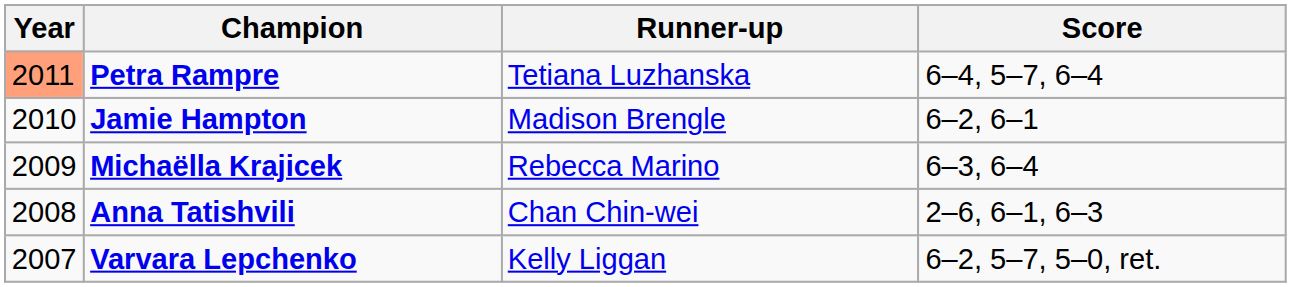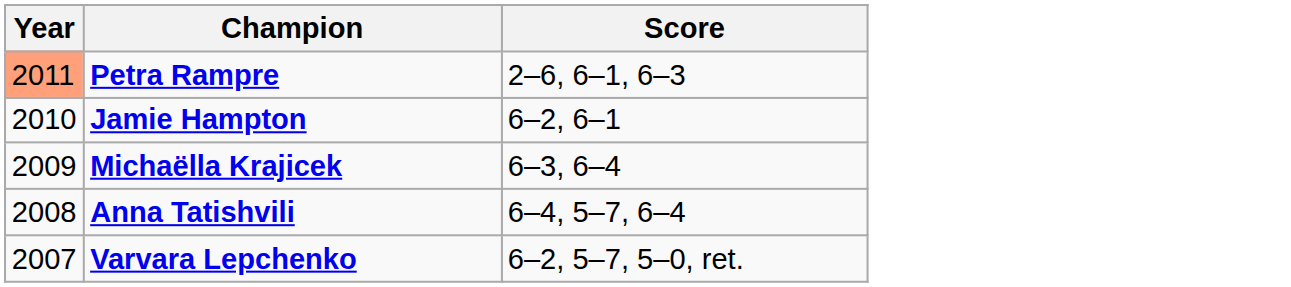- column: (710, 28)
(1014, 74) 6–4, 5–7, 6–4 -> (597, 74) 2–6, 6–1, 6–3
(1014, 212) 2–6, 6–1, 6–3 -> (597, 212) 6–4, 5–7, 6–4
